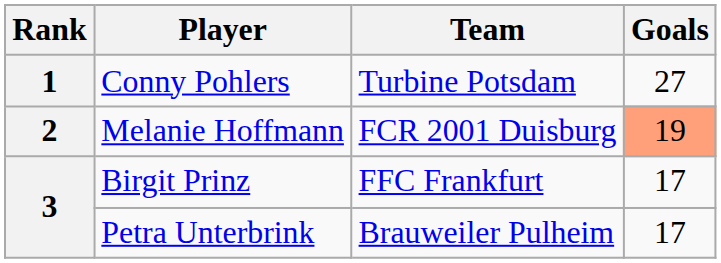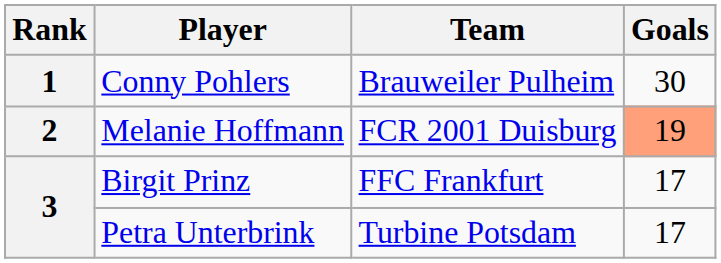(467, 80) Turbine Potsdam -> (486, 80) Brauweiler Pulheim
(670, 80) 27 -> (670, 80) 30
(486, 231) Brauweiler Pulheim -> (467, 231) Turbine Potsdam
